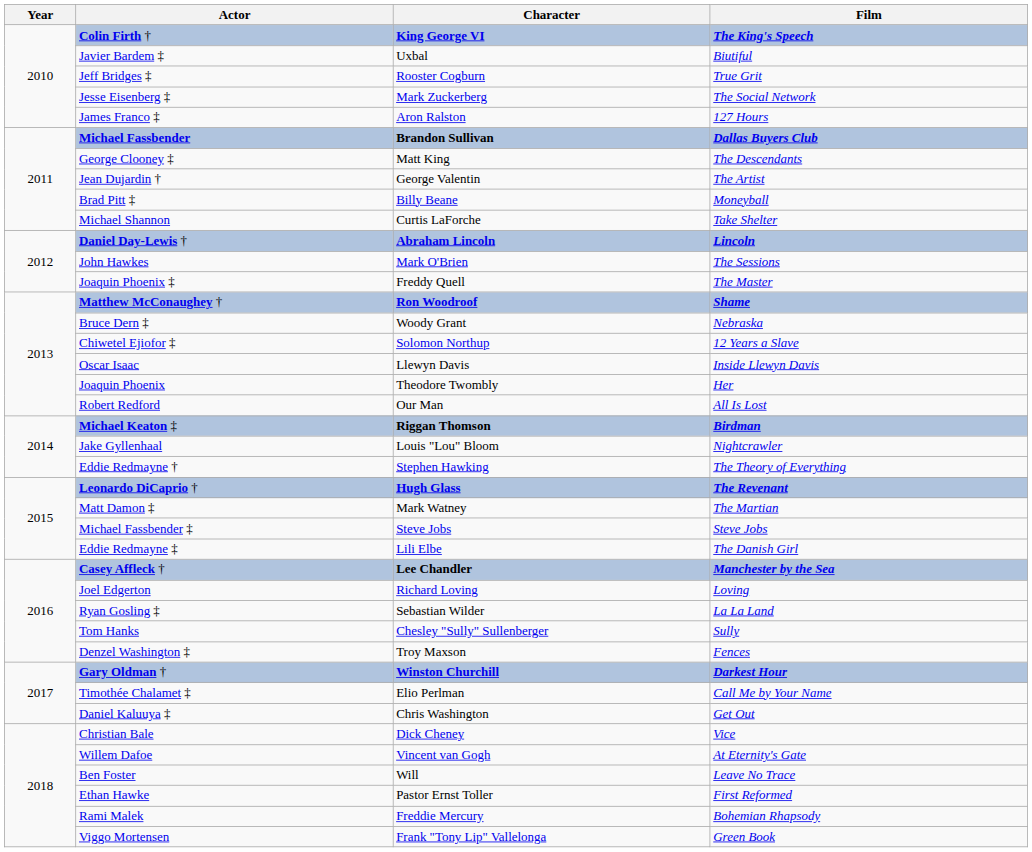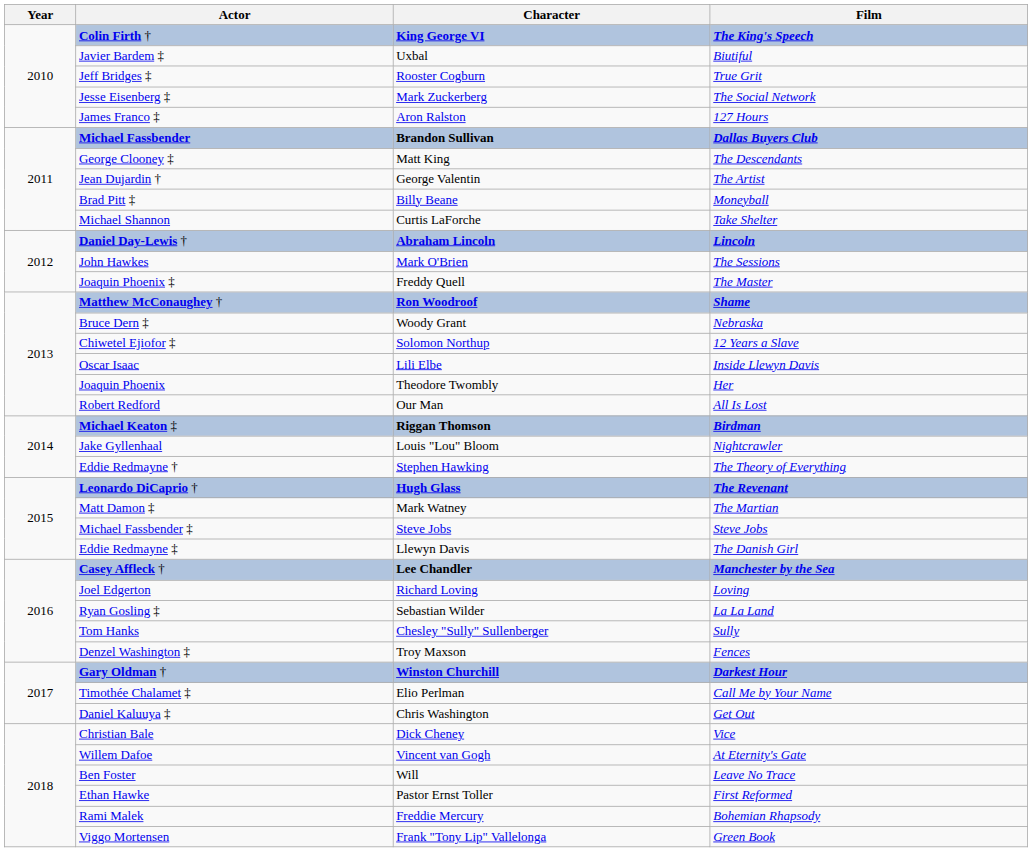(433, 364) Llewyn Davis -> (419, 364) Lili Elbe
(419, 549) Lili Elbe -> (433, 549) Llewyn Davis
